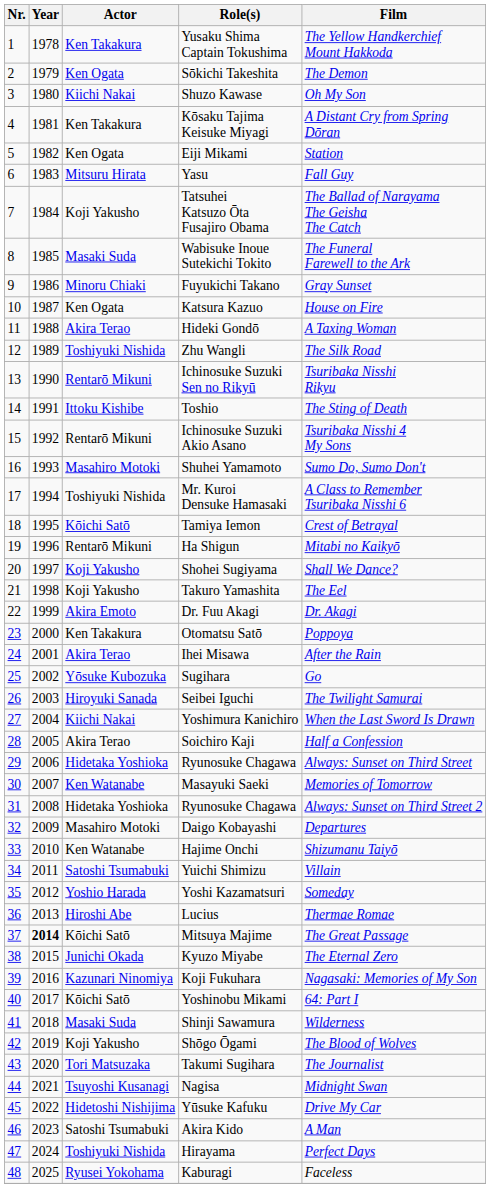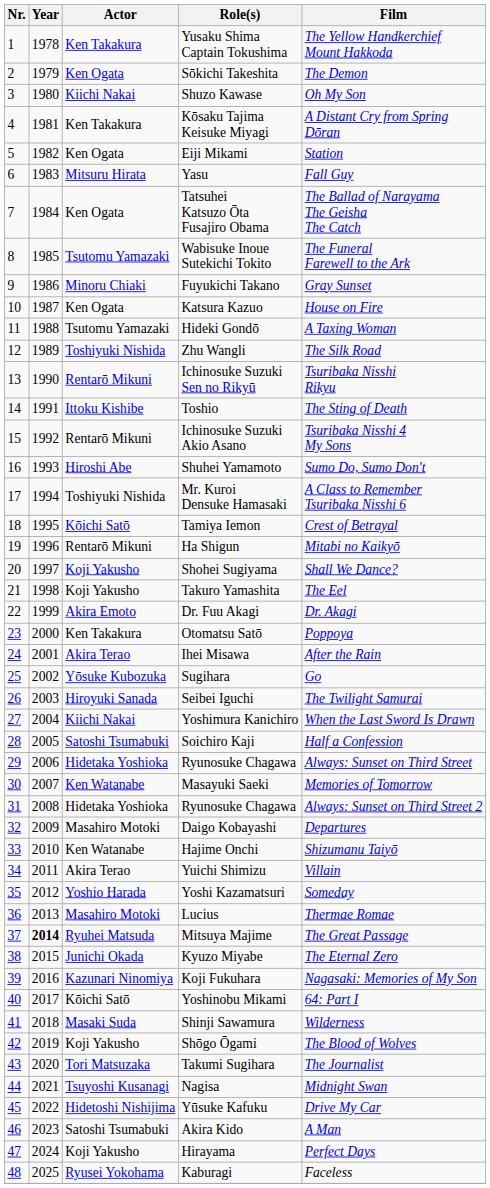(102, 212) Koji Yakusho -> (95, 212) Ken Ogata
(101, 256) Masaki Suda -> (117, 256) Tsutomu Yamazaki
(98, 329) Akira Terao -> (117, 329) Tsutomu Yamazaki
(113, 467) Masahiro Motoki -> (98, 467) Hiroshi Abe
(98, 741) Akira Terao -> (117, 741) Satoshi Tsumabuki
(117, 871) Satoshi Tsumabuki -> (98, 871) Akira Terao
(98, 914) Hiroshi Abe -> (113, 914) Masahiro Motoki
(98, 935) Kōichi Satō -> (110, 935) Ryuhei Matsuda
(115, 1151) Toshiyuki Nishida -> (102, 1151) Koji Yakusho
